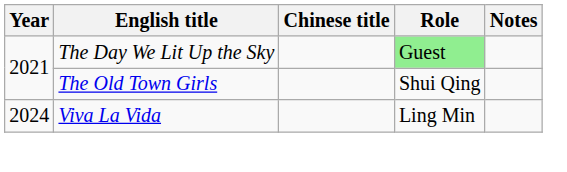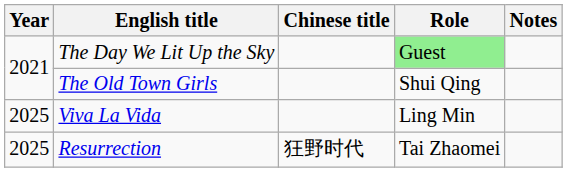(29, 115) 2024 -> (29, 115) 2025
+ row: (110, 149)
